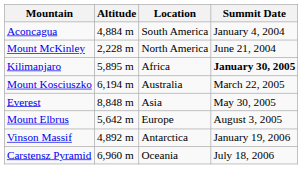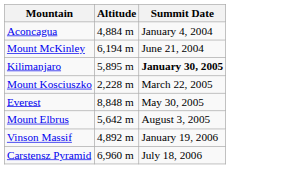- column: (175, 13)
(115, 48) 2,228 m -> (115, 48) 6,194 m
(115, 84) 6,194 m -> (115, 84) 2,228 m
